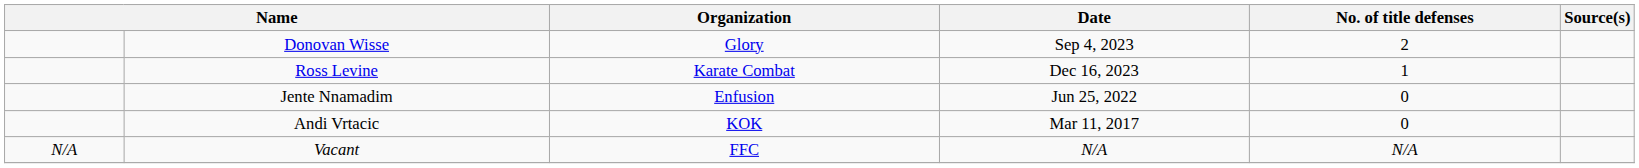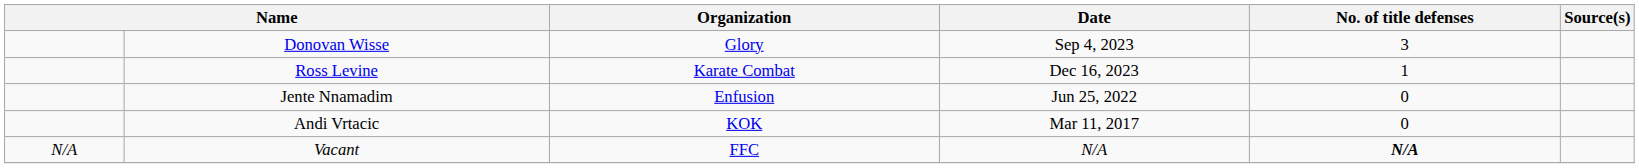(1405, 44) 2 -> (1405, 44) 3
(1405, 149) normal -> (1405, 149) bold
